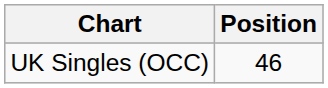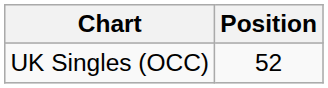(269, 62) 46 -> (269, 62) 52
